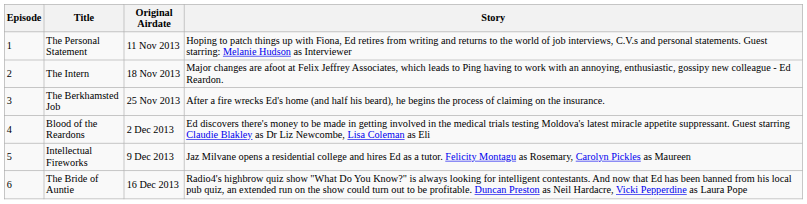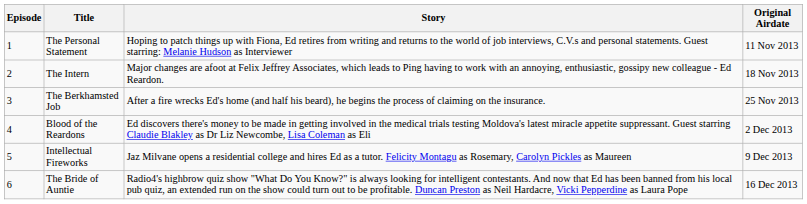columns swapped: (154, 18) <-> (493, 18)
